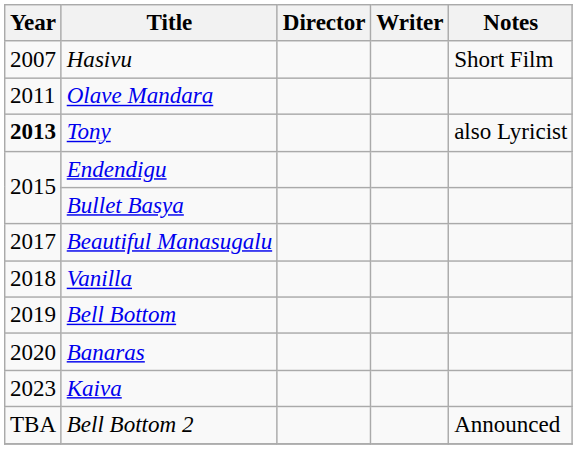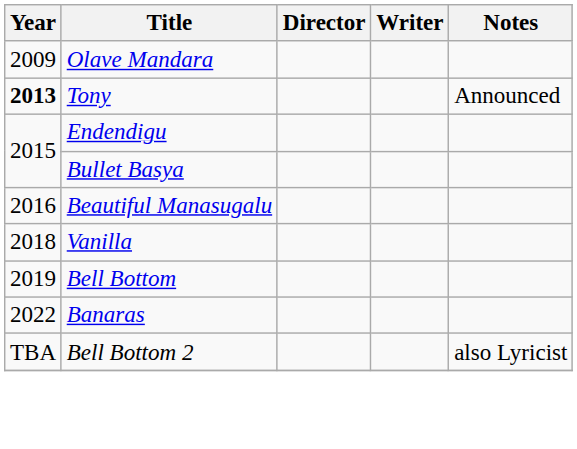- row: (99, 59)
(33, 95) 2011 -> (33, 59) 2009
(511, 132) also Lyricist -> (507, 95) Announced
(33, 242) 2017 -> (33, 205) 2016
(33, 351) 2020 -> (33, 315) 2022
- row: (94, 388)
(507, 424) Announced -> (511, 351) also Lyricist
